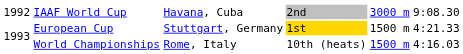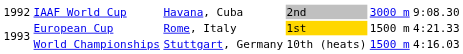(223, 28) Stuttgart, Germany -> (200, 28) Rome, Italy
(200, 44) Rome, Italy -> (223, 44) Stuttgart, Germany
